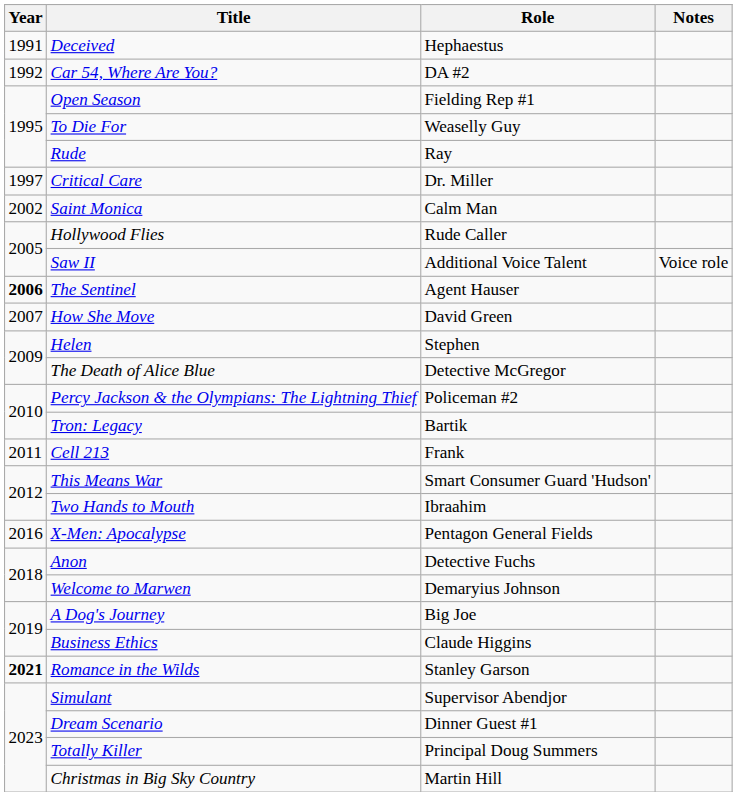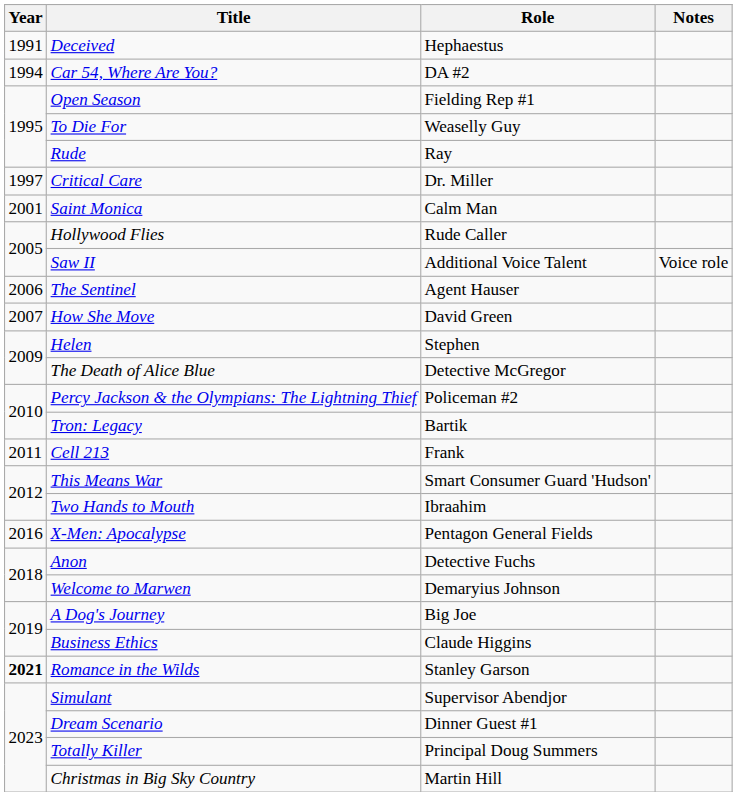(26, 72) 1992 -> (26, 72) 1994
(26, 208) 2002 -> (26, 208) 2001
(26, 289) bold -> (26, 289) normal
